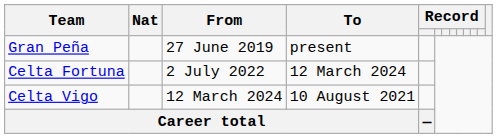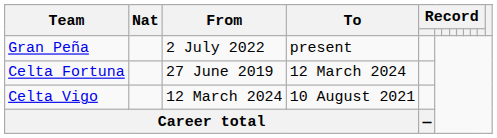(220, 48) 27 June 2019 -> (215, 48) 2 July 2022
(215, 73) 2 July 2022 -> (220, 73) 27 June 2019
